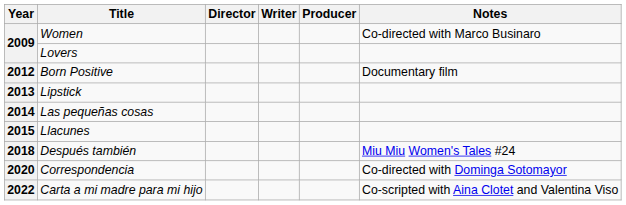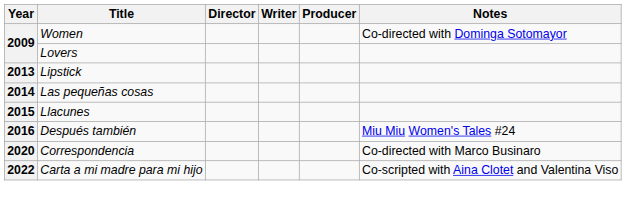(451, 33) Co-directed with Marco Businaro -> (464, 33) Co-directed with Dominga Sotomayor
- row: (77, 72)
(21, 151) 2018 -> (21, 131) 2016
(464, 170) Co-directed with Dominga Sotomayor -> (451, 151) Co-directed with Marco Businaro
